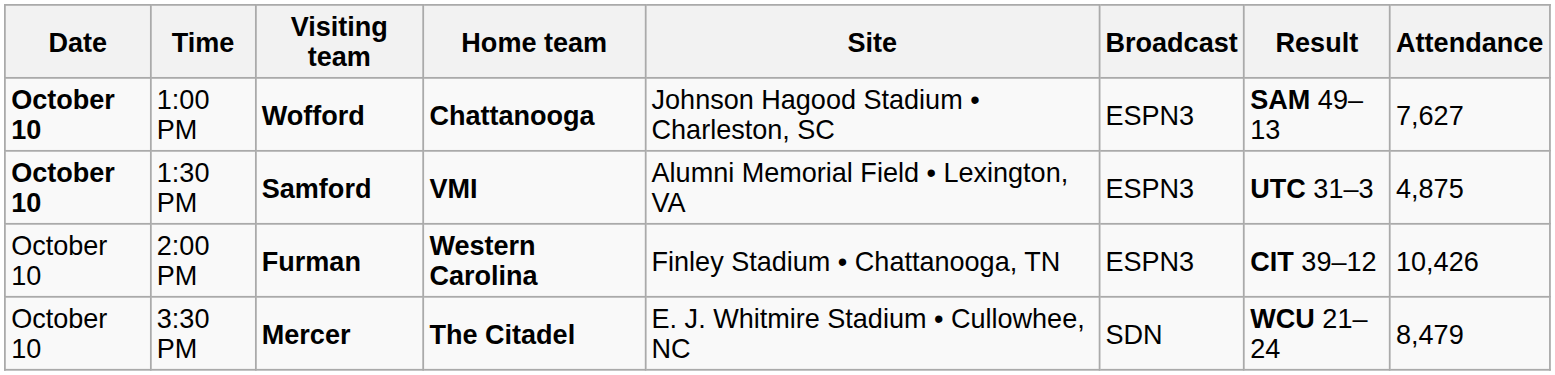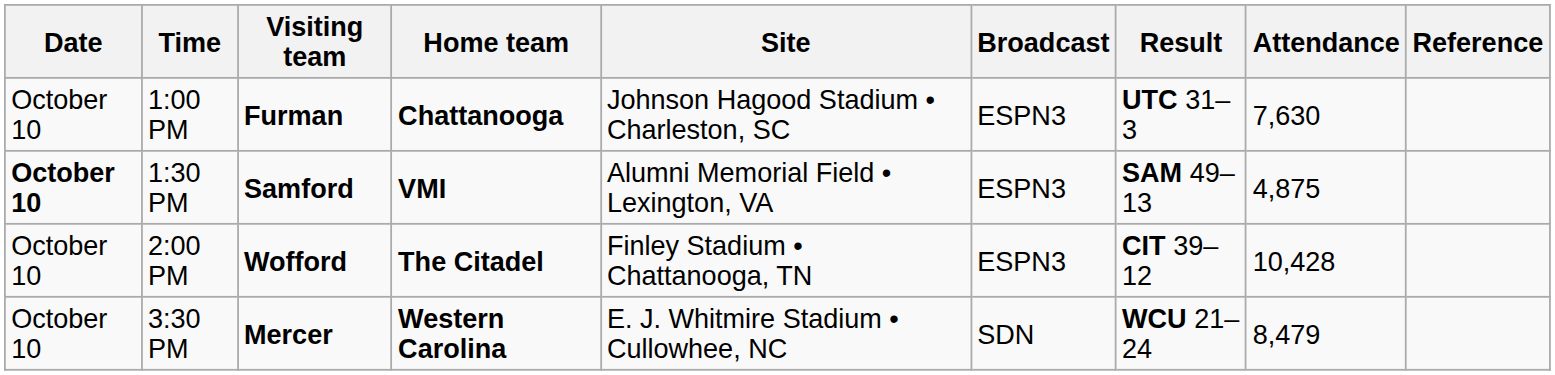+ column: (1478, 42)
(63, 115) bold -> (59, 115) normal
(313, 115) Wofford -> (294, 115) Furman
(1307, 115) SAM 49–13 -> (1176, 115) UTC 31–3
(1430, 115) 7,627 -> (1287, 115) 7,630
(1312, 188) UTC 31–3 -> (1178, 188) SAM 49–13
(311, 261) Furman -> (296, 261) Wofford
(484, 261) Western Carolina -> (471, 261) The Citadel
(1437, 261) 10,426 -> (1294, 261) 10,428
(502, 334) The Citadel -> (452, 334) Western Carolina
